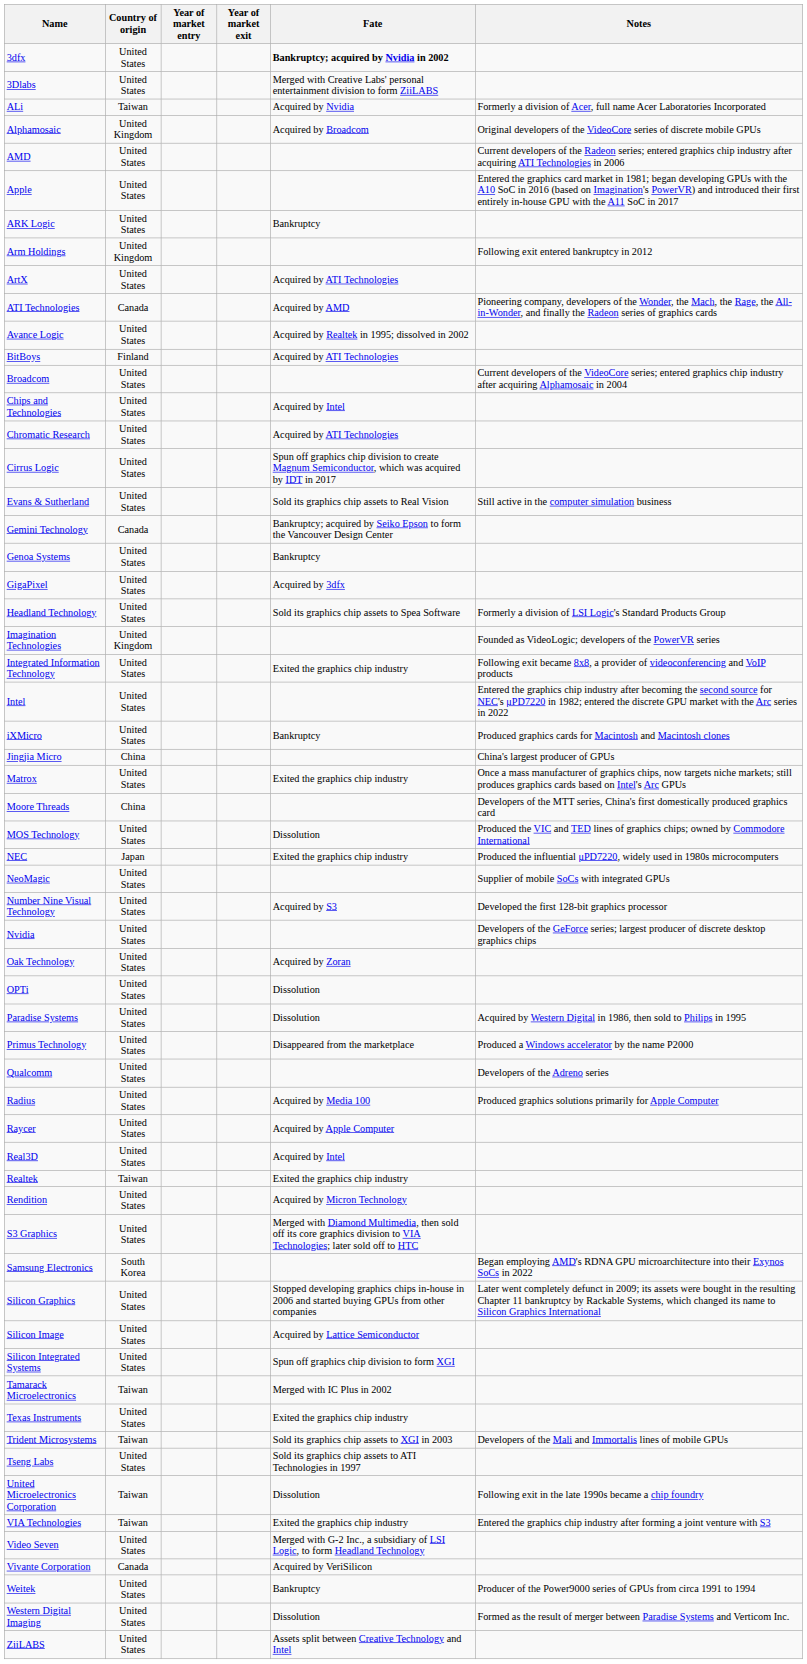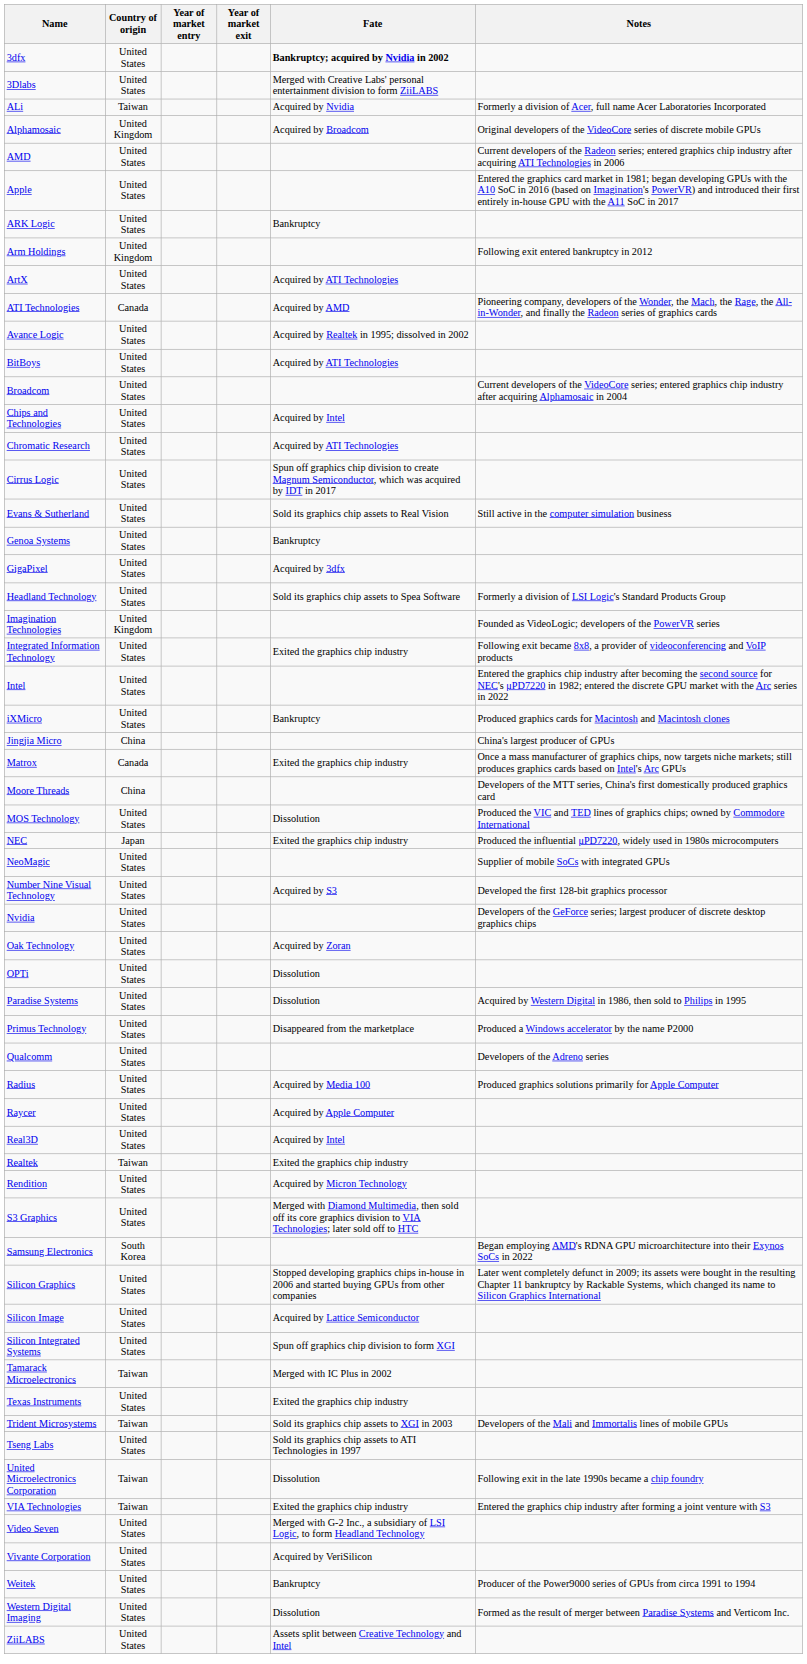(133, 357) Finland -> (133, 363) United States
- row: (47, 529)
(133, 779) United States -> (133, 763) Canada
(133, 1567) Canada -> (133, 1556) United States
